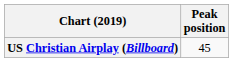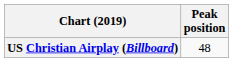(205, 47) 45 -> (205, 47) 48
